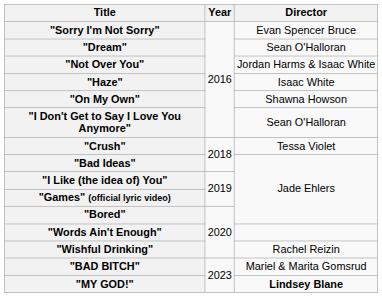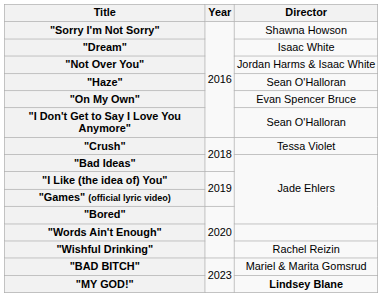(306, 30) Evan Spencer Bruce -> (306, 30) Shawna Howson
(306, 47) Sean O'Halloran -> (306, 47) Isaac White
(306, 82) Isaac White -> (306, 82) Sean O'Halloran
(306, 99) Shawna Howson -> (306, 99) Evan Spencer Bruce
